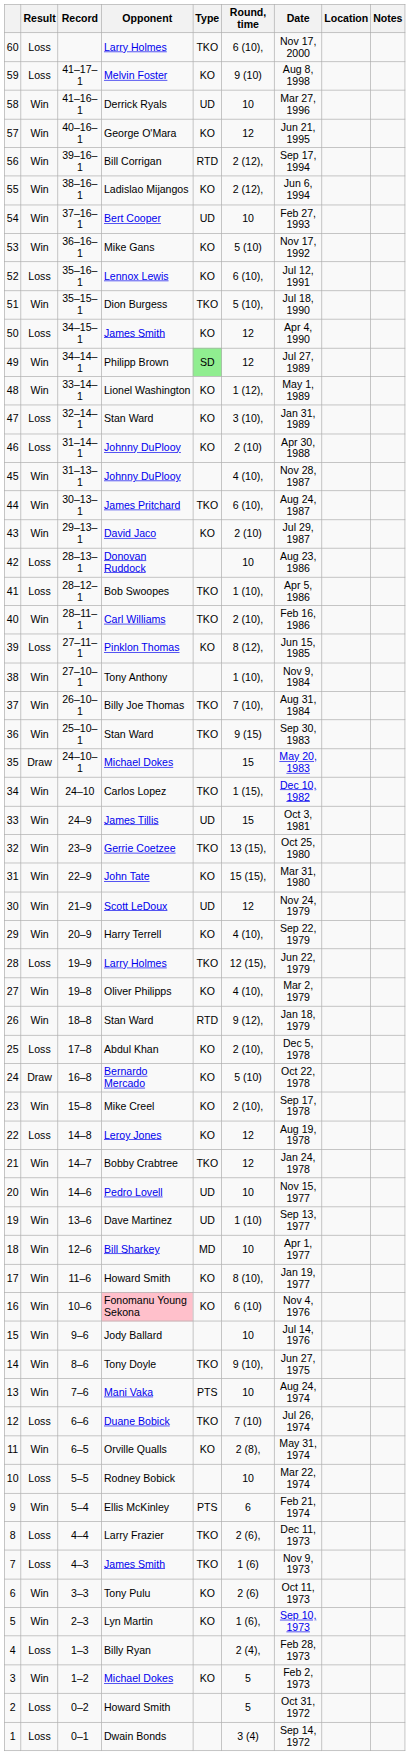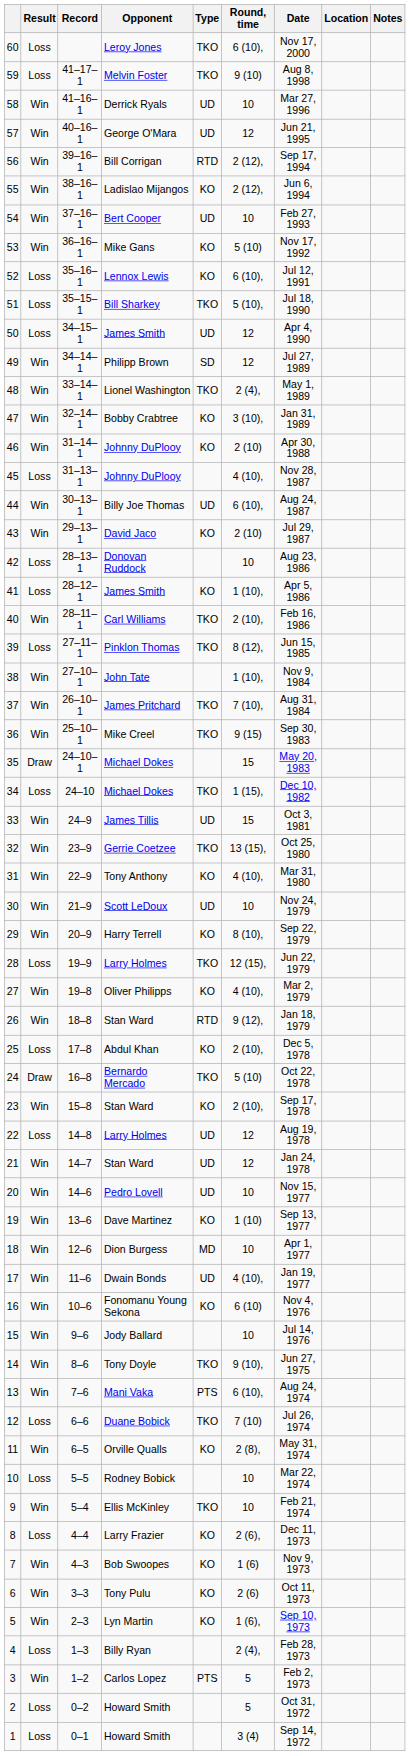(135, 47) Larry Holmes -> (133, 47) Leroy Jones
(207, 76) KO -> (207, 76) TKO
(207, 133) KO -> (207, 133) UD
(40, 305) Win -> (40, 305) Loss
(136, 305) Dion Burgess -> (132, 305) Bill Sharkey
(207, 333) KO -> (207, 333) UD
(207, 362) lightgreen background -> (207, 362) no background
(207, 390) KO -> (207, 390) TKO
(248, 390) 1 (12), -> (248, 390) 2 (4),
(40, 419) Loss -> (40, 419) Win
(129, 419) Stan Ward -> (141, 419) Bobby Crabtree
(40, 448) Loss -> (40, 448) Win
(40, 476) Win -> (40, 476) Loss
(142, 505) James Pritchard -> (144, 505) Billy Joe Thomas
(207, 505) TKO -> (207, 505) UD
(137, 591) Bob Swoopes -> (135, 591) James Smith
(207, 591) TKO -> (207, 591) KO
(207, 648) KO -> (207, 648) TKO
(136, 677) Tony Anthony -> (127, 677) John Tate
(144, 705) Billy Joe Thomas -> (142, 705) James Pritchard
(129, 734) Stan Ward -> (129, 734) Mike Creel
(40, 791) Win -> (40, 791) Loss
(135, 791) Carlos Lopez -> (139, 791) Michael Dokes
(127, 877) John Tate -> (136, 877) Tony Anthony
(248, 877) 15 (15), -> (248, 877) 4 (10),
(248, 906) 12 -> (248, 906) 10
(248, 934) 4 (10), -> (248, 934) 8 (10),
(207, 1078) KO -> (207, 1078) TKO
(129, 1106) Mike Creel -> (129, 1106) Stan Ward
(133, 1135) Leroy Jones -> (135, 1135) Larry Holmes
(207, 1135) KO -> (207, 1135) UD
(141, 1163) Bobby Crabtree -> (129, 1163) Stan Ward
(207, 1163) TKO -> (207, 1163) UD
(207, 1221) UD -> (207, 1221) KO
(132, 1249) Bill Sharkey -> (136, 1249) Dion Burgess
(137, 1278) Howard Smith -> (135, 1278) Dwain Bonds
(207, 1278) KO -> (207, 1278) UD
(248, 1278) 8 (10), -> (248, 1278) 4 (10),
(145, 1307) pink background -> (145, 1307) no background
(248, 1392) 10 -> (248, 1392) 6 (10),
(207, 1507) PTS -> (207, 1507) TKO
(248, 1507) 6 -> (248, 1507) 10
(207, 1536) TKO -> (207, 1536) KO
(40, 1564) Loss -> (40, 1564) Win
(135, 1564) James Smith -> (137, 1564) Bob Swoopes
(207, 1564) TKO -> (207, 1564) KO
(139, 1679) Michael Dokes -> (135, 1679) Carlos Lopez
(207, 1679) KO -> (207, 1679) PTS
(135, 1736) Dwain Bonds -> (137, 1736) Howard Smith
